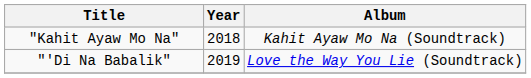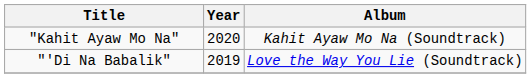(224, 39) 2018 -> (224, 39) 2020
